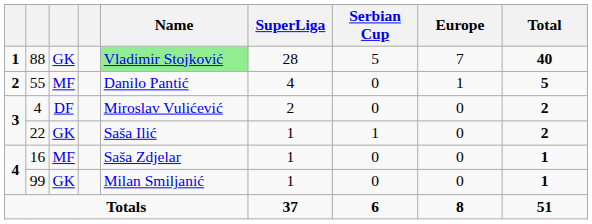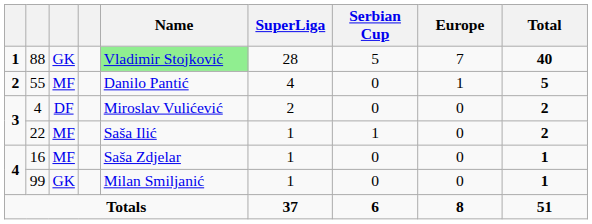(64, 132) GK -> (64, 132) MF
